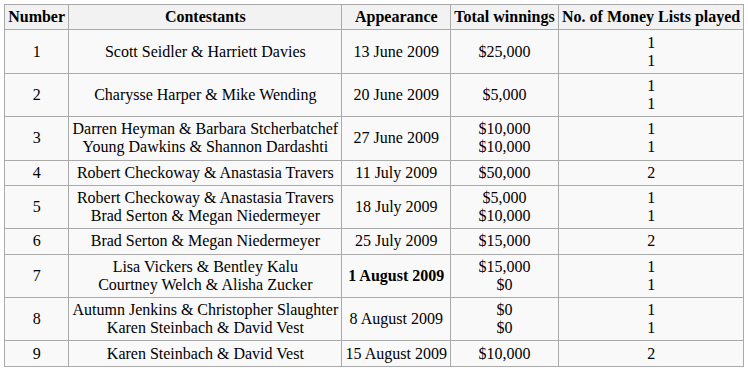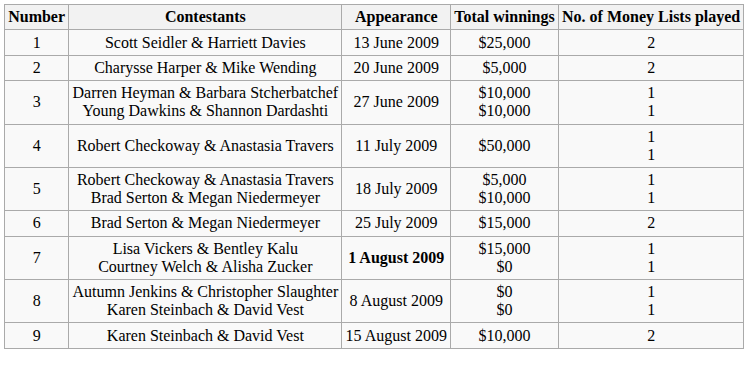(651, 51) 1 1 -> (651, 42) 2
(651, 94) 1 1 -> (651, 67) 2
(651, 172) 2 -> (651, 145) 1 1
